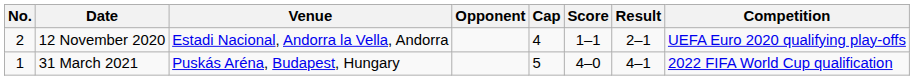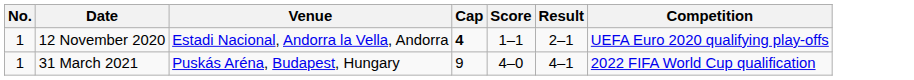- column: (490, 16)
(20, 39) 2 -> (20, 39) 1
(537, 39) normal -> (459, 39) bold
(537, 63) 5 -> (459, 63) 9
